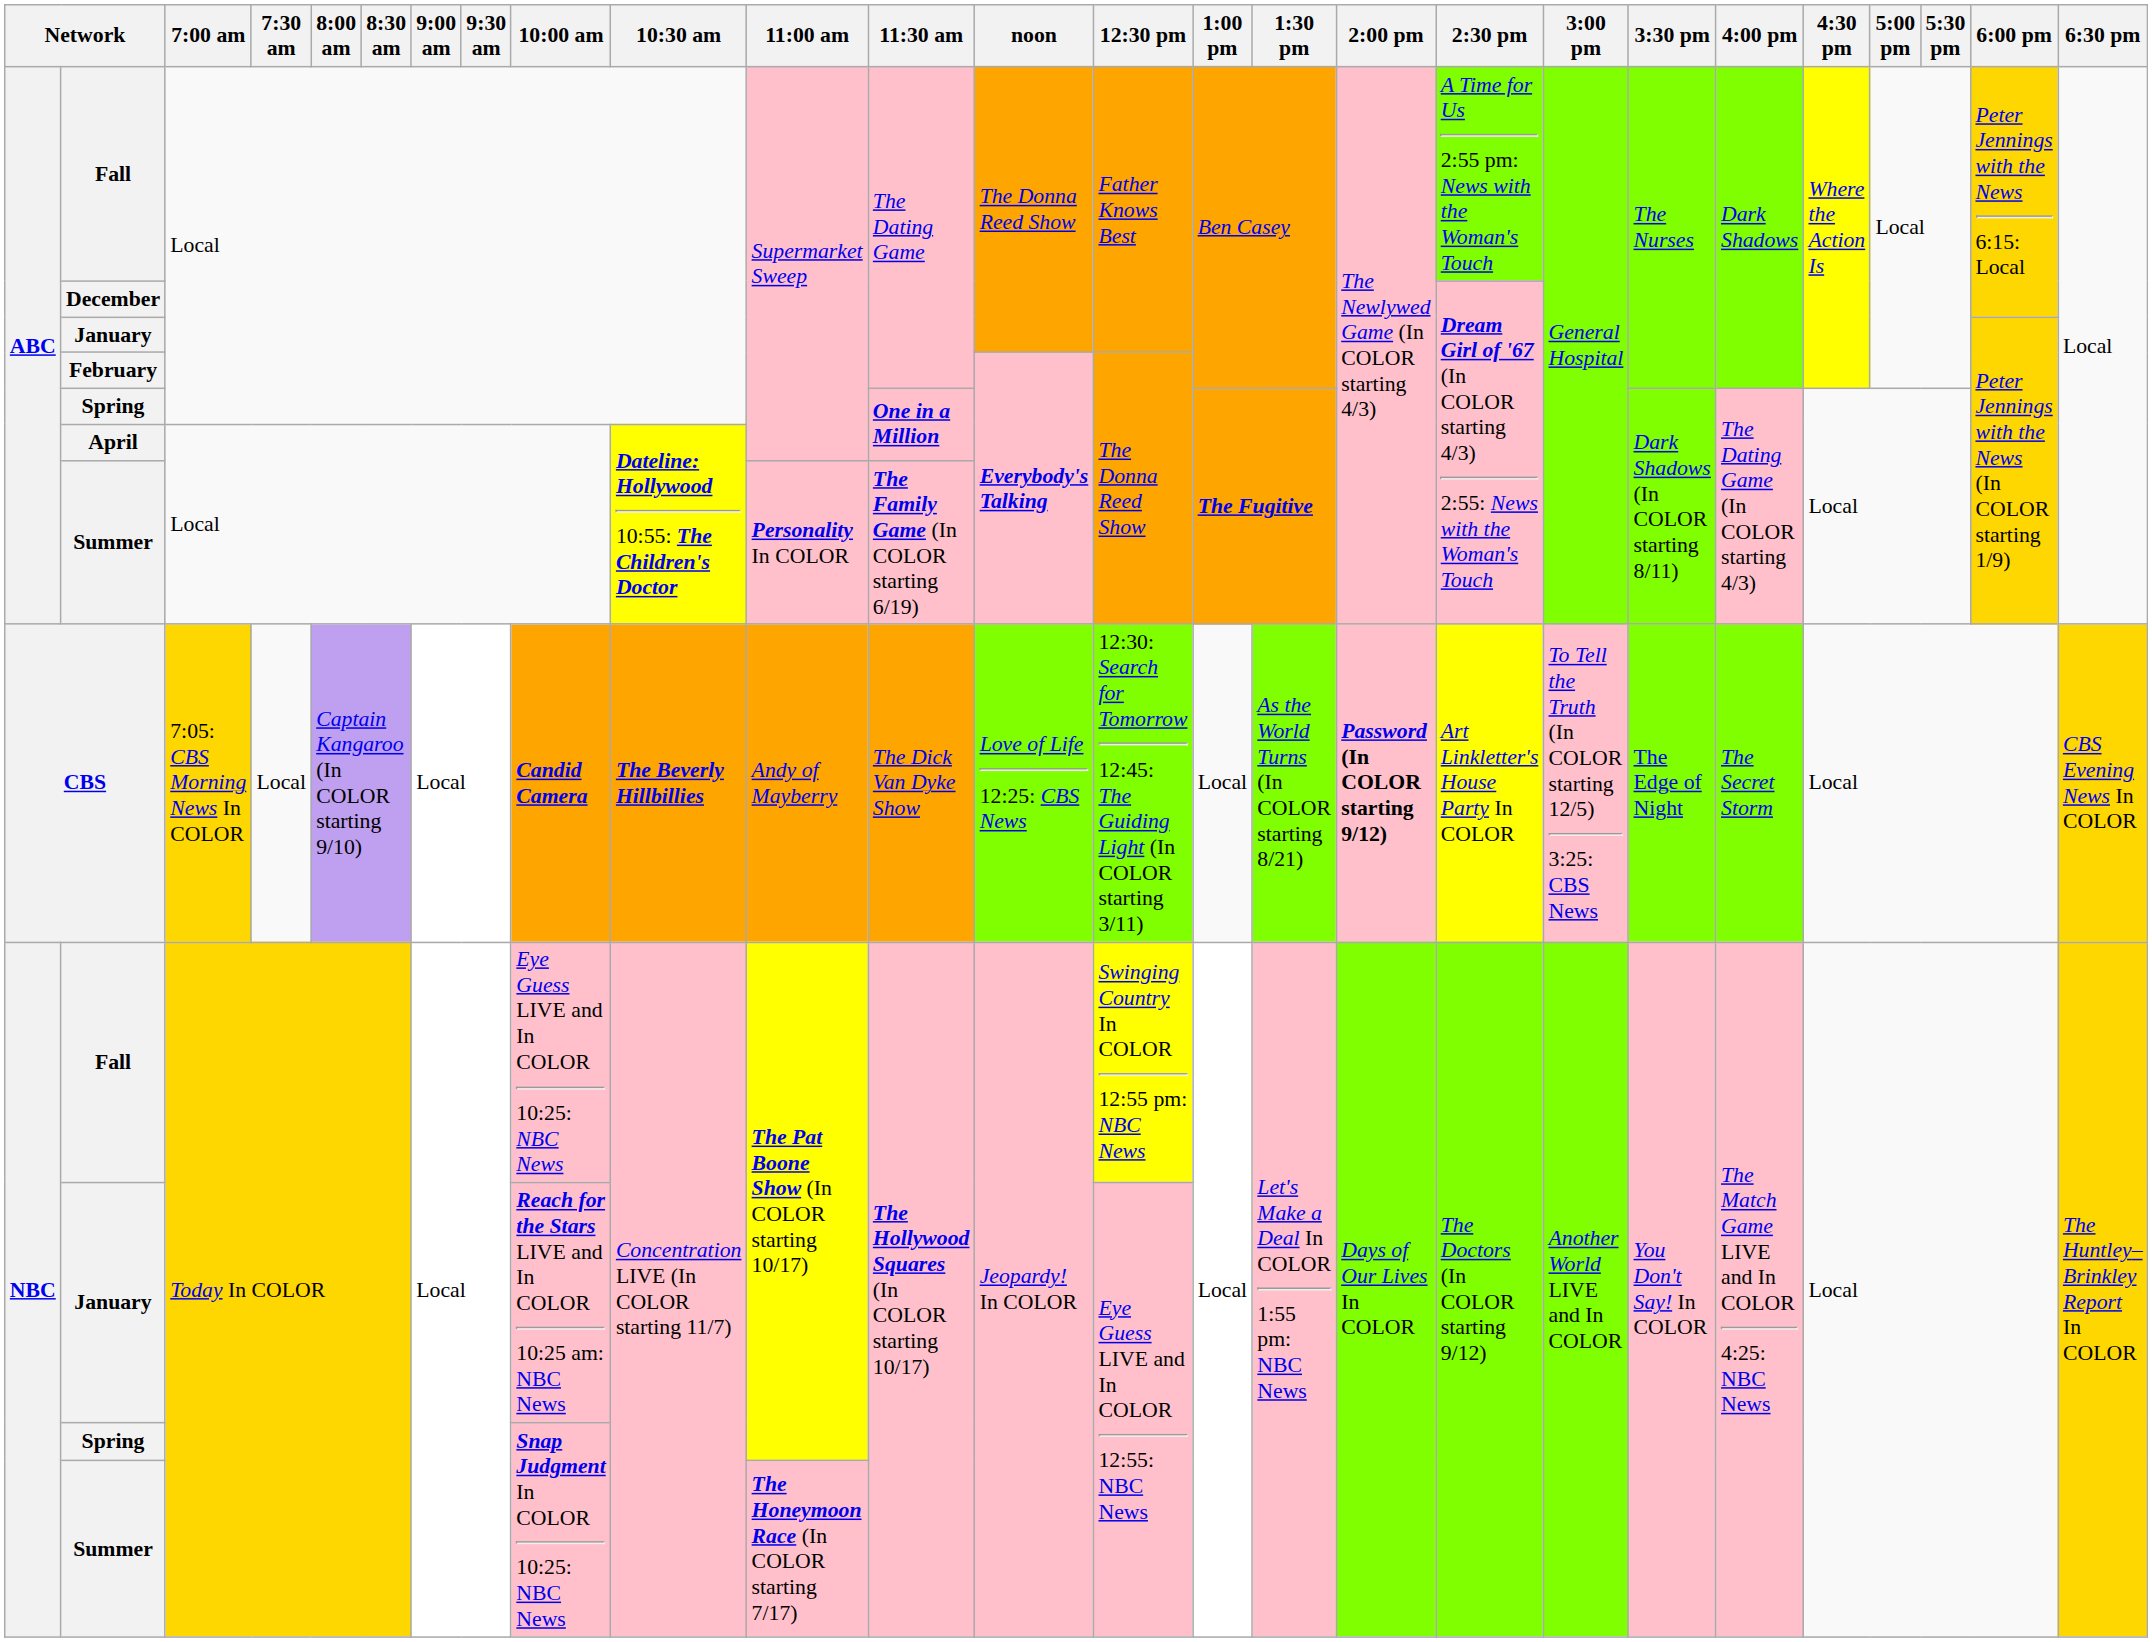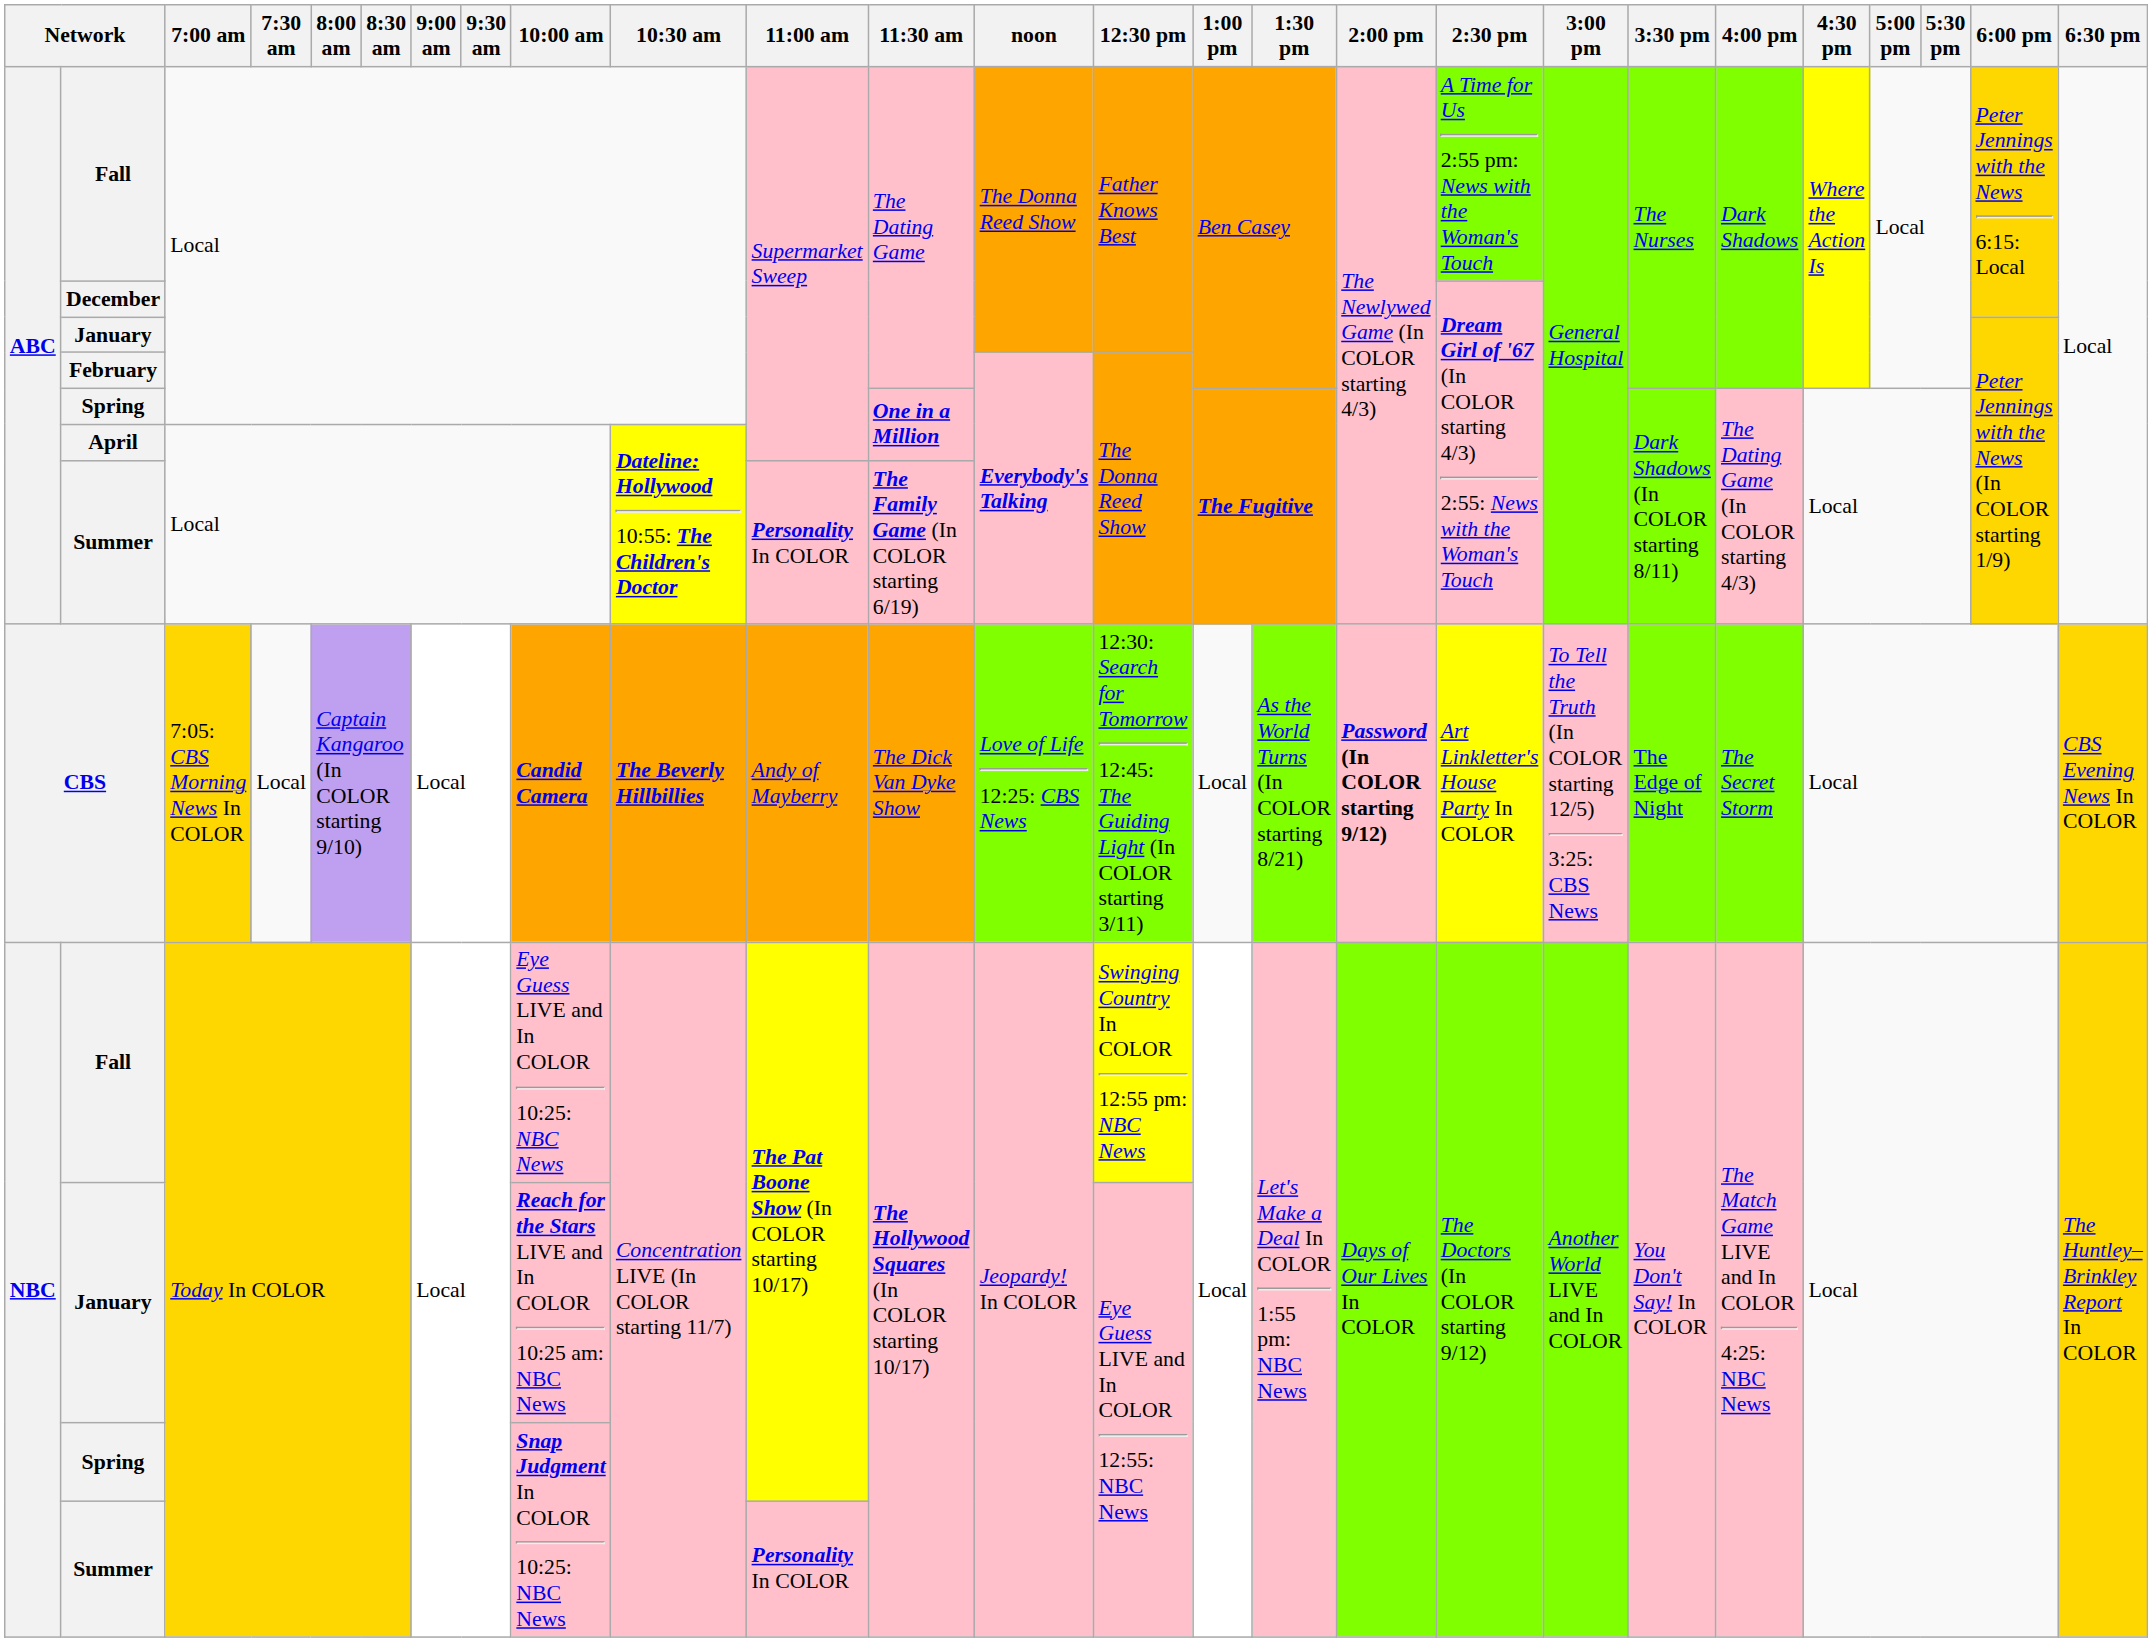(807, 1548) The Honeymoon Race (In COLOR starting 7/17) -> (802, 1569) Personality In COLOR
